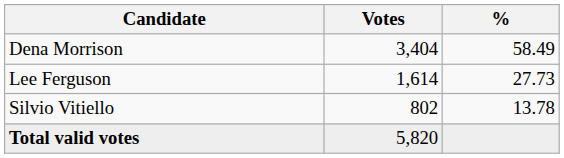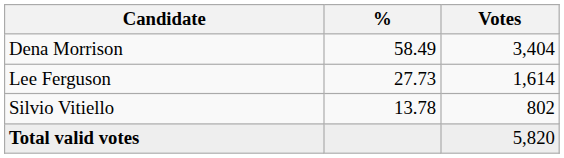columns swapped: (383, 19) <-> (501, 19)
